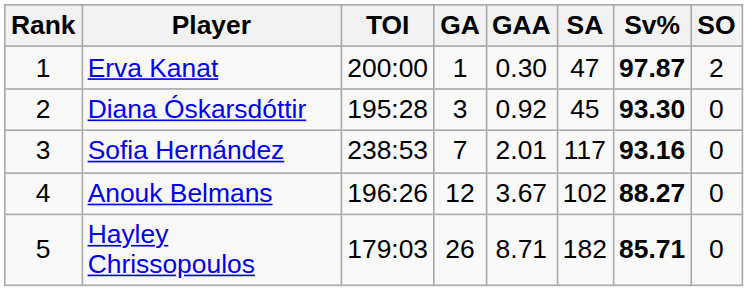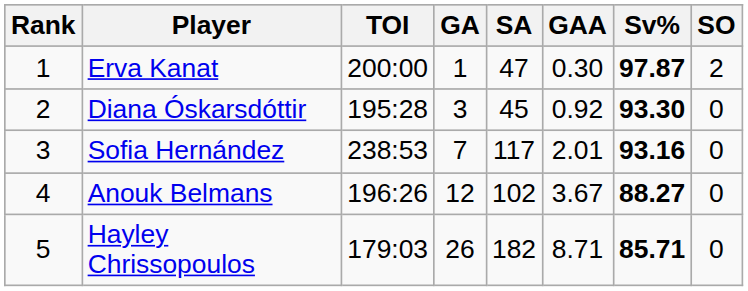columns swapped: (521, 25) <-> (585, 25)
